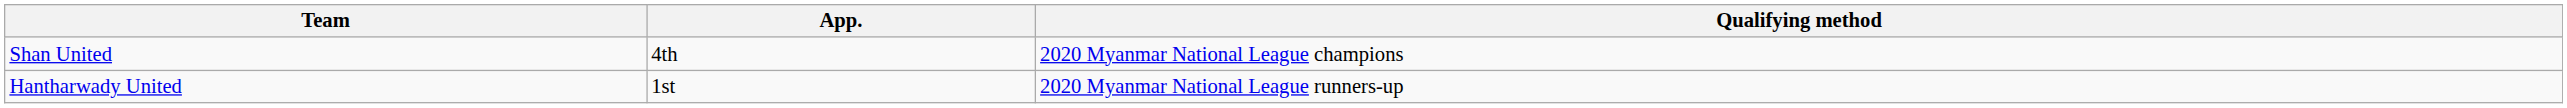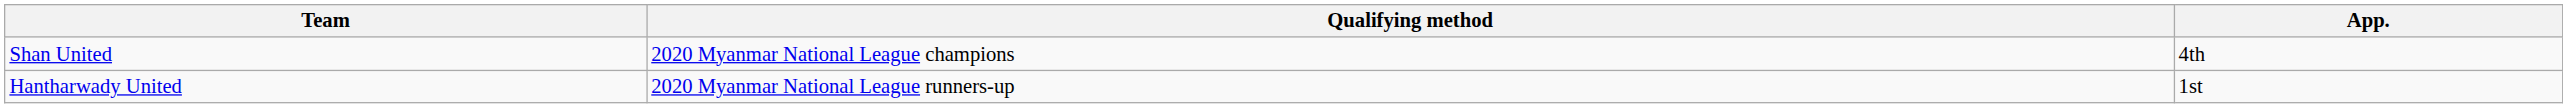columns swapped: (1799, 20) <-> (841, 20)
